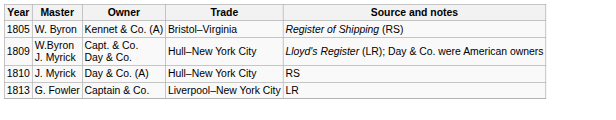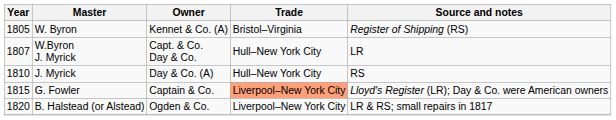(18, 51) 1809 -> (18, 51) 1807
(414, 51) Lloyd's Register (LR); Day & Co. were American owners -> (357, 51) LR
(18, 90) 1813 -> (18, 90) 1815
(224, 90) no background -> (289, 90) lightsalmon background
(292, 90) LR -> (479, 90) Lloyd's Register (LR); Day & Co. were American owners
+ row: (90, 106)
